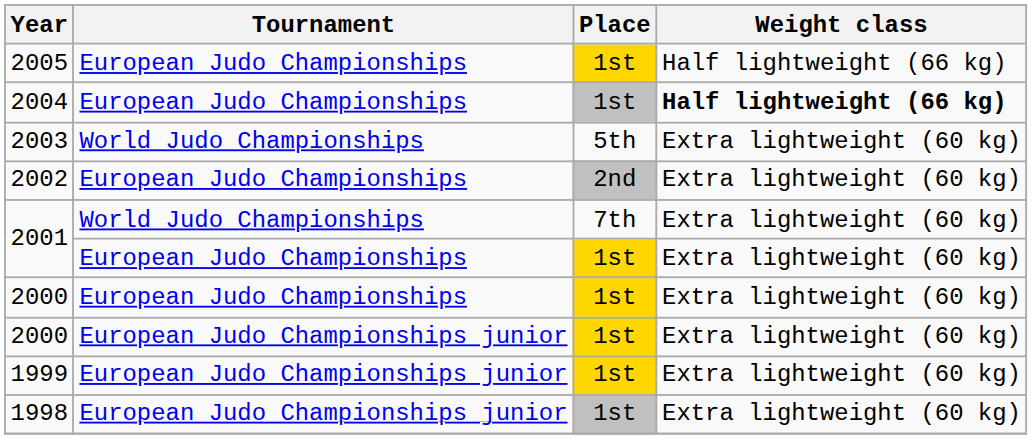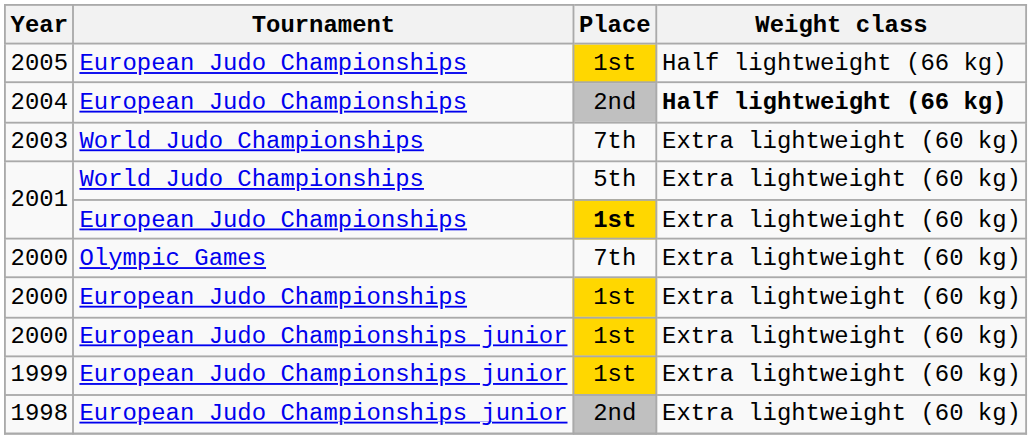(615, 102) 1st -> (615, 102) 2nd
(615, 141) 5th -> (615, 141) 7th
- row: (39, 180)
(615, 219) 7th -> (615, 180) 5th
(615, 258) normal -> (615, 219) bold
+ row: (39, 258)
(615, 414) 1st -> (615, 414) 2nd
